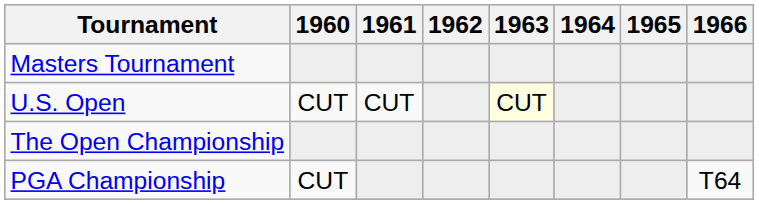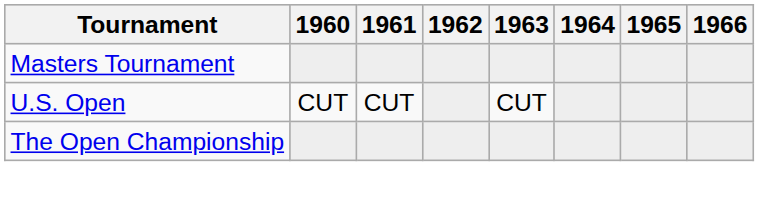(521, 102) lightyellow background -> (521, 102) no background
- row: (118, 180)
